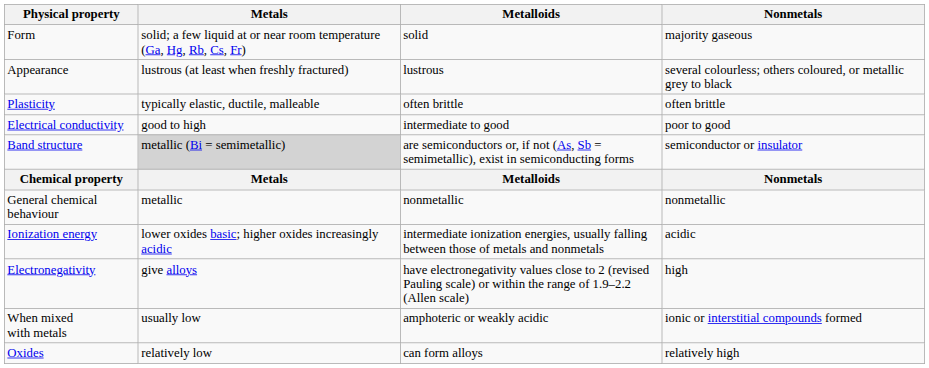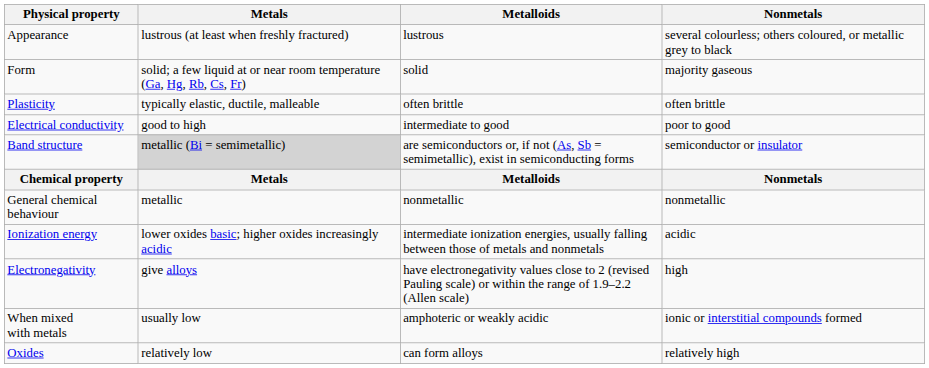rows swapped: (21, 34) <-> (38, 69)
